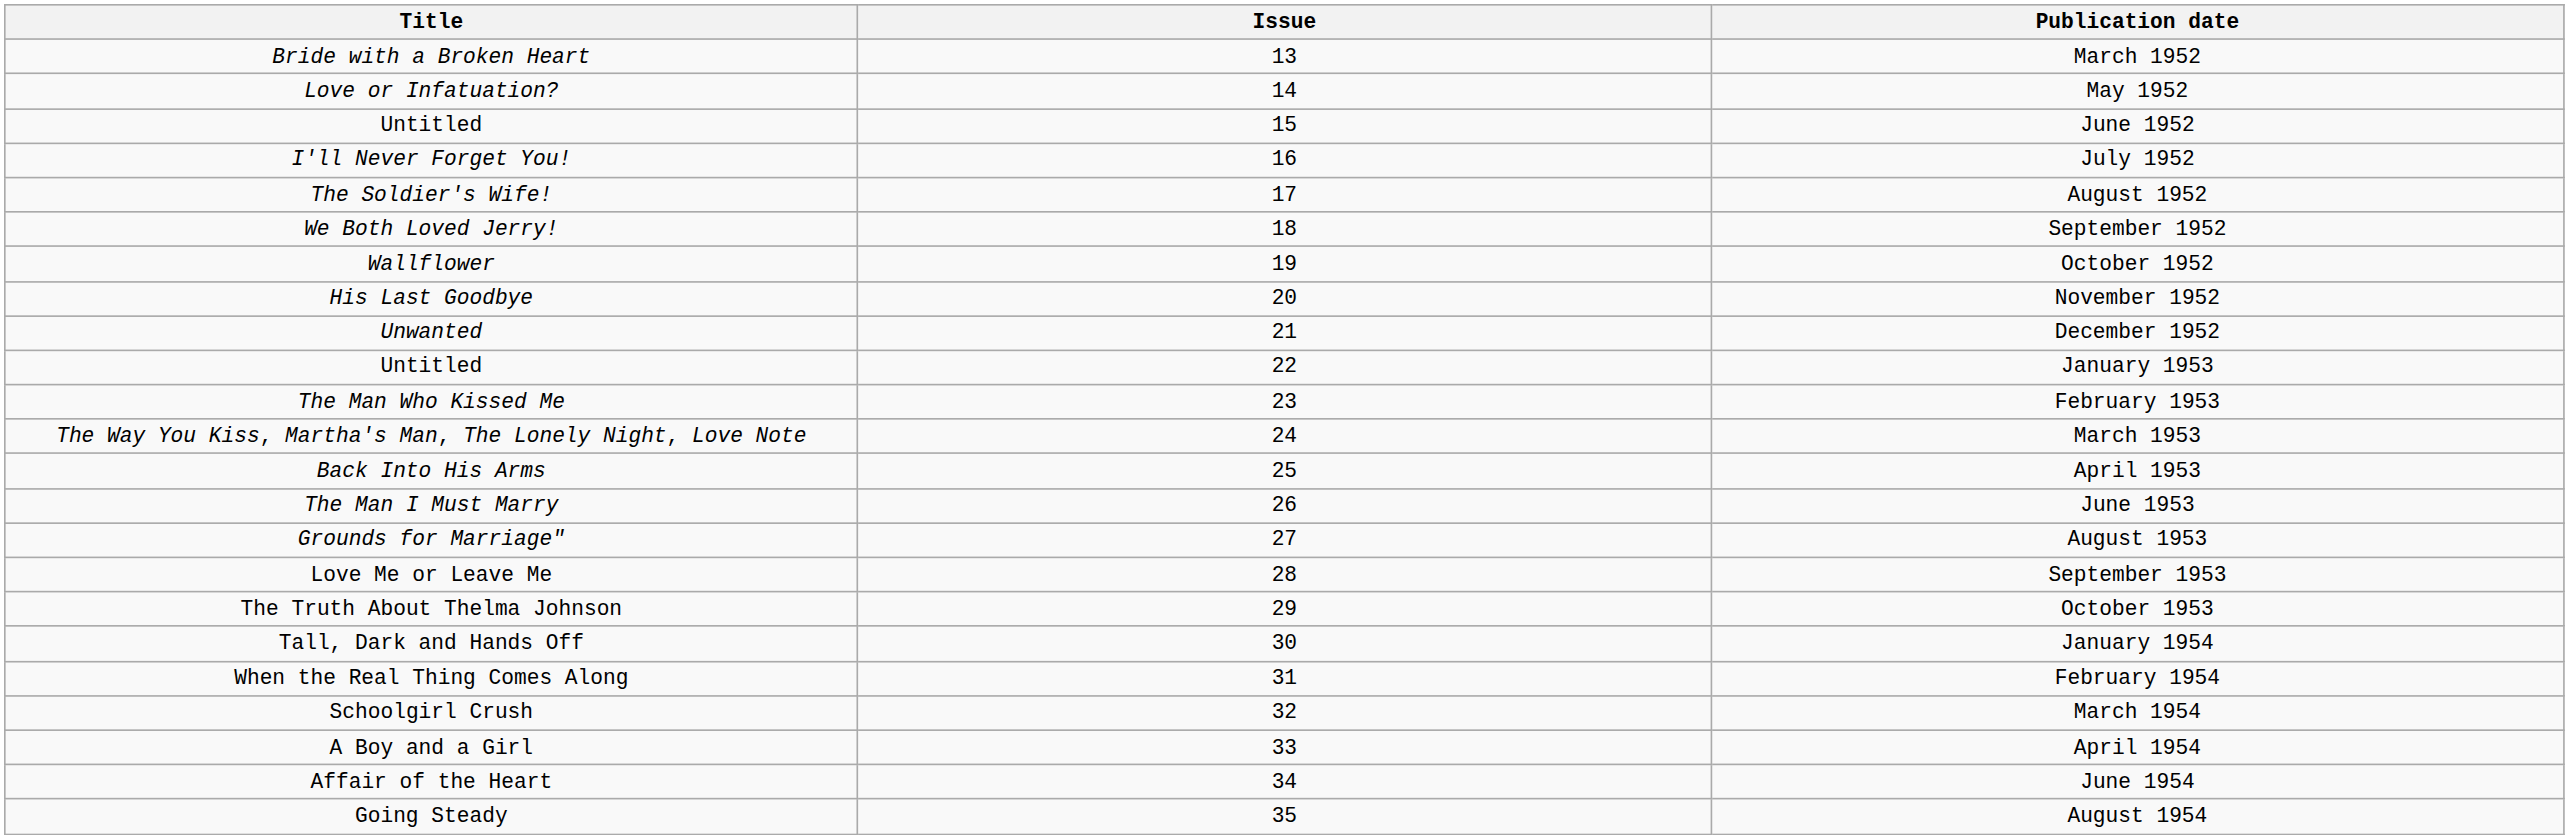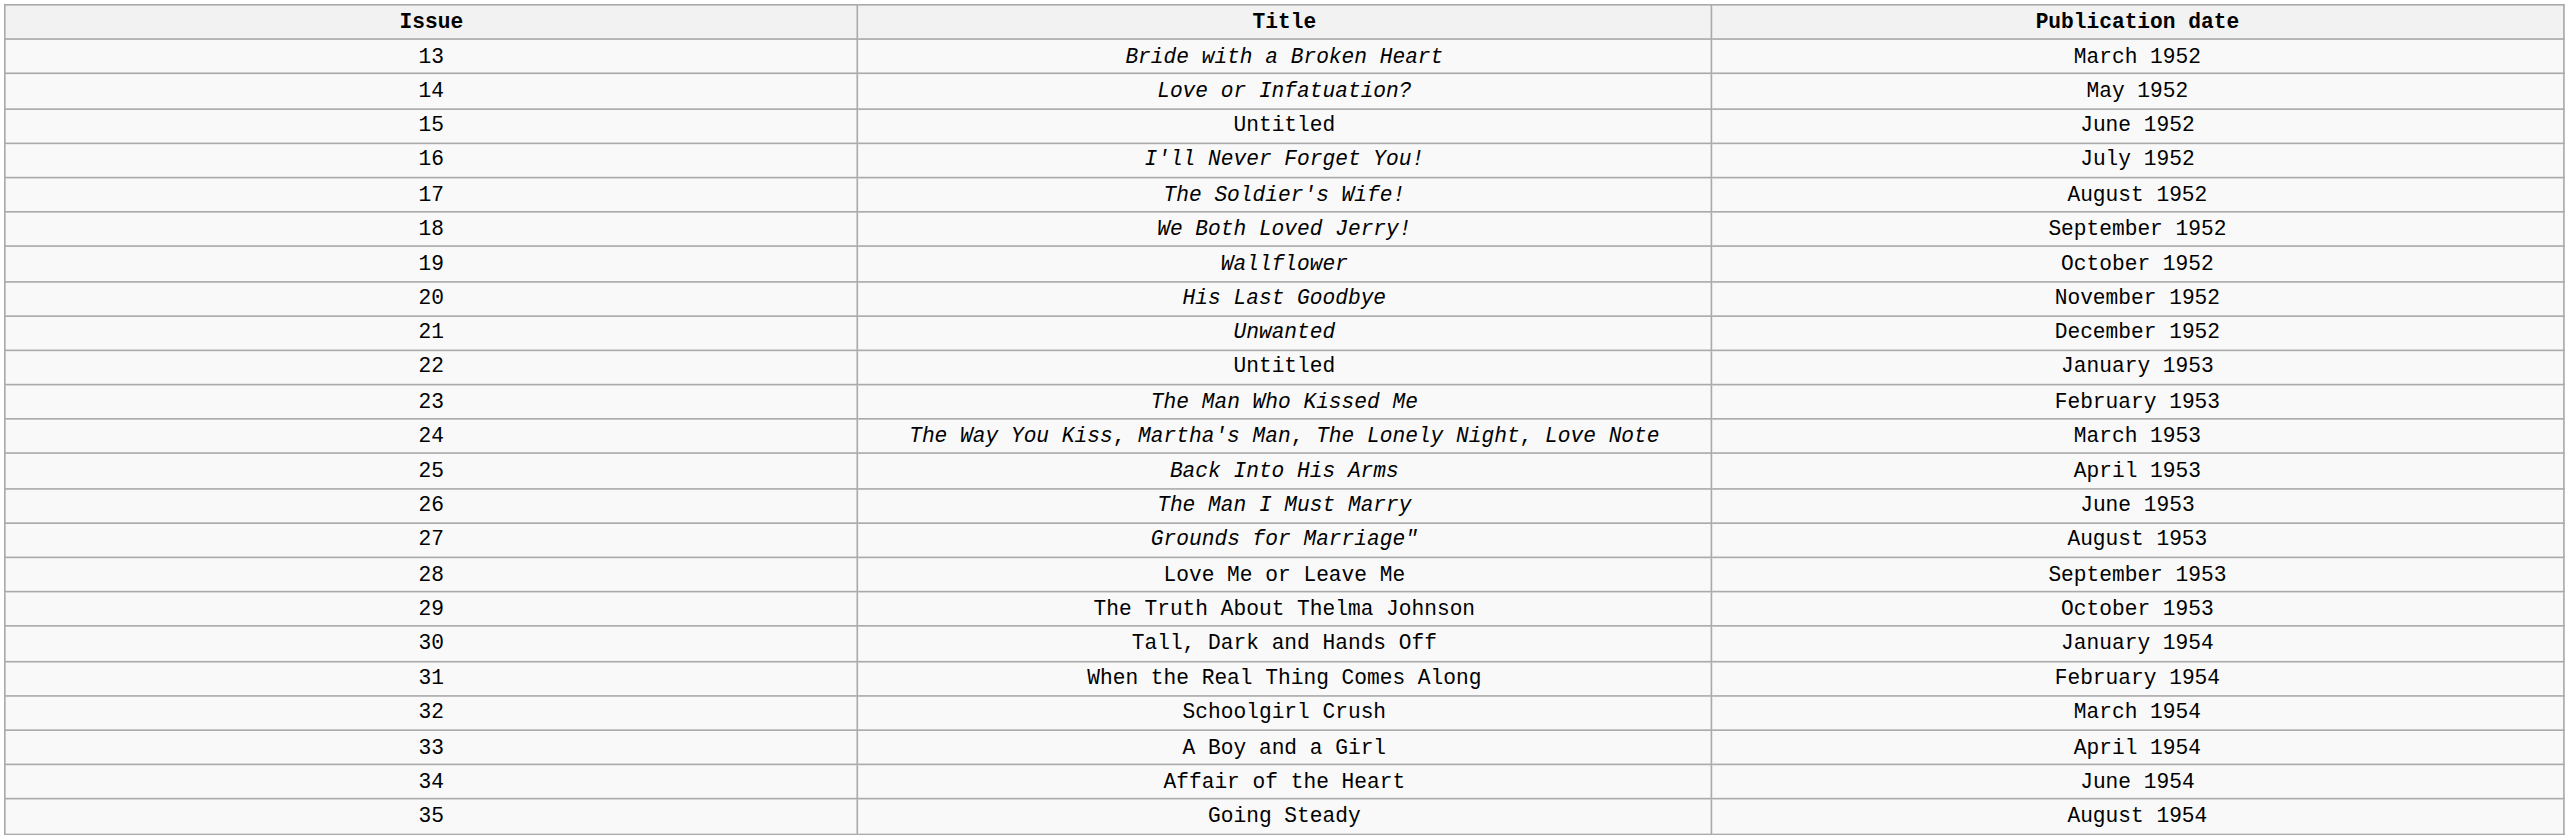columns swapped: (1284, 22) <-> (431, 22)
